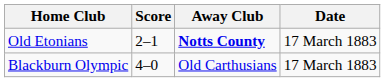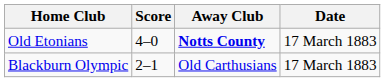(147, 40) 2–1 -> (147, 40) 4–0
(147, 64) 4–0 -> (147, 64) 2–1
